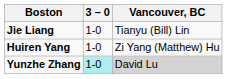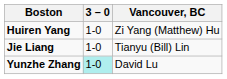rows swapped: (38, 47) <-> (30, 30)
(136, 64) lightgrey background -> (136, 64) no background
